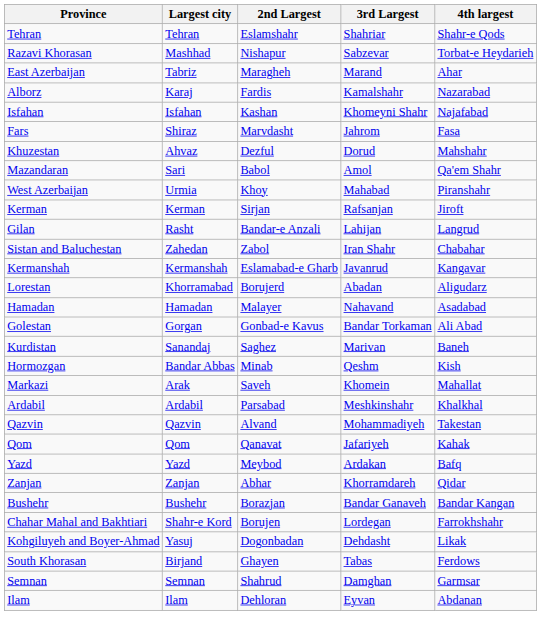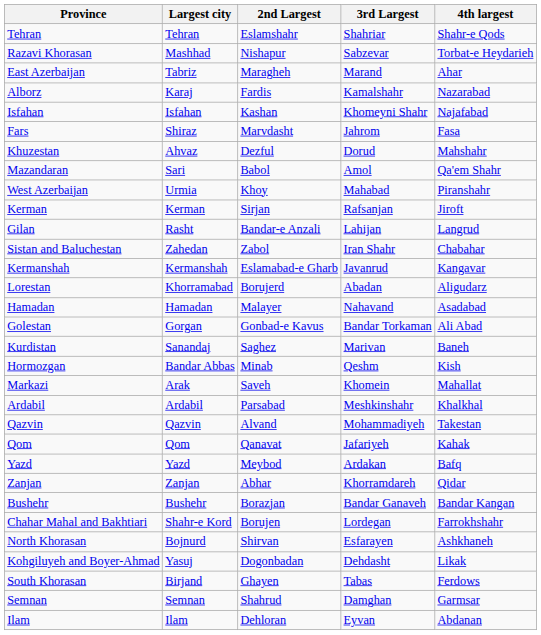+ row: (47, 541)
